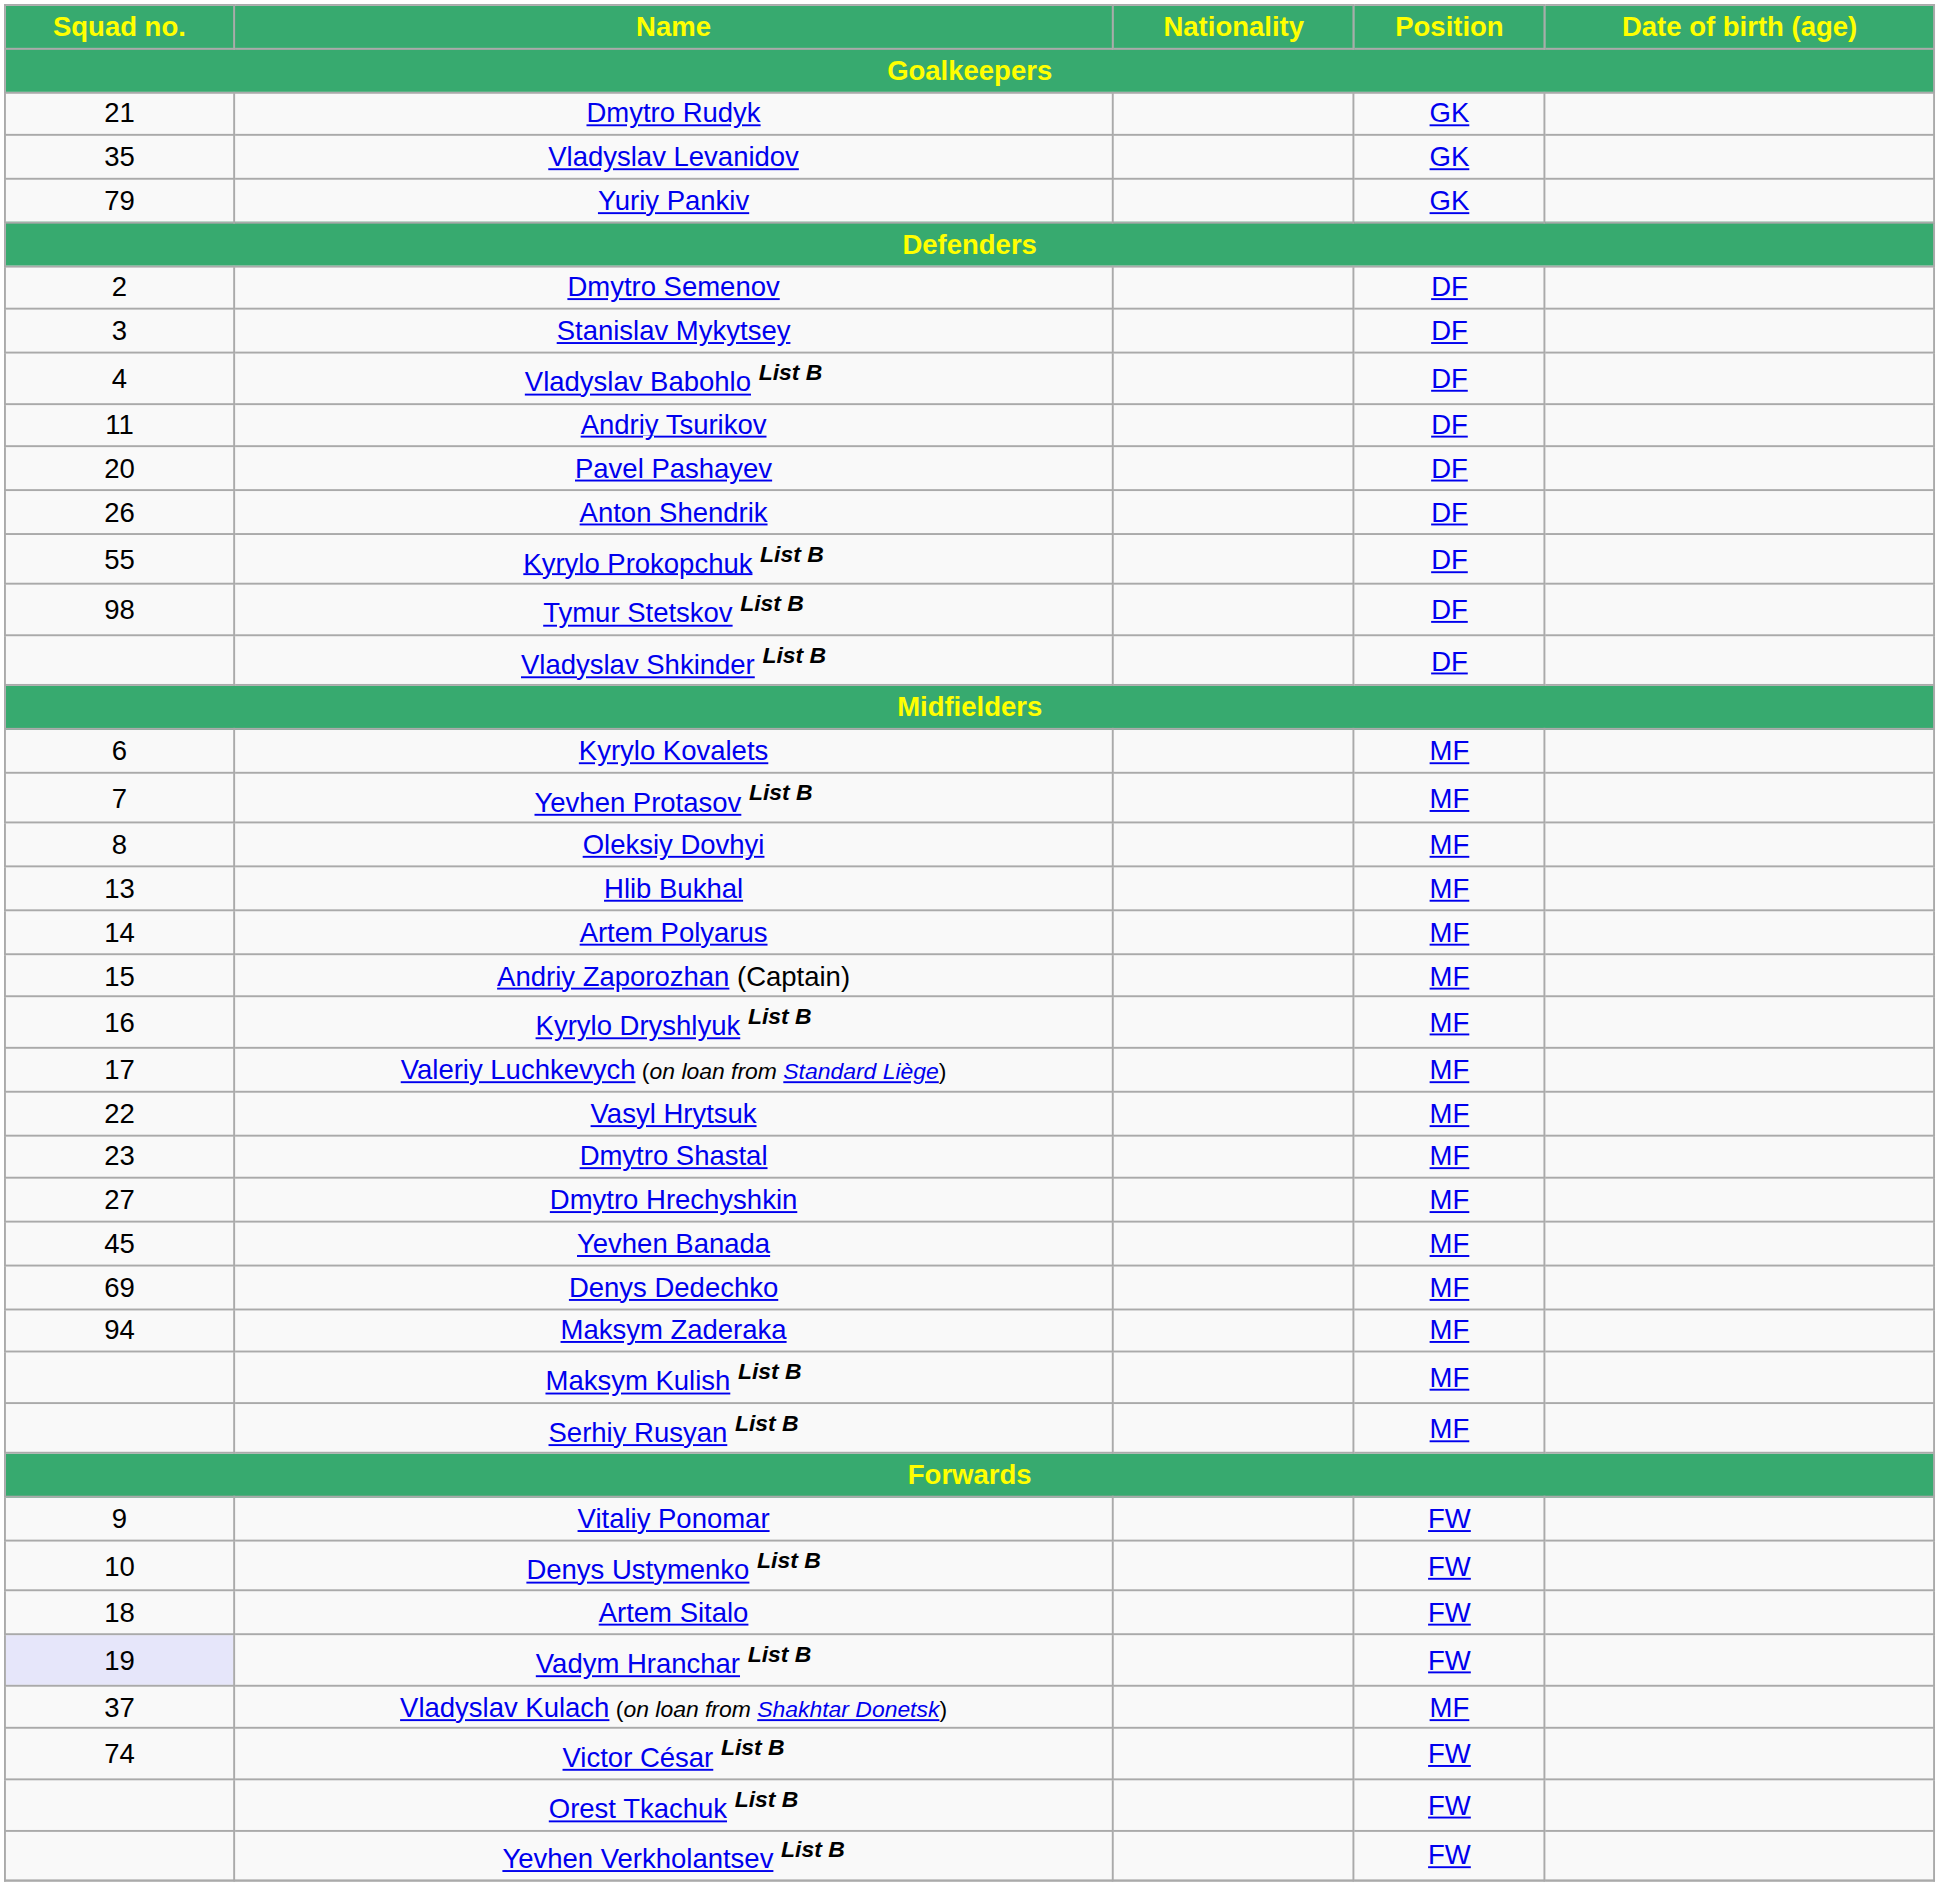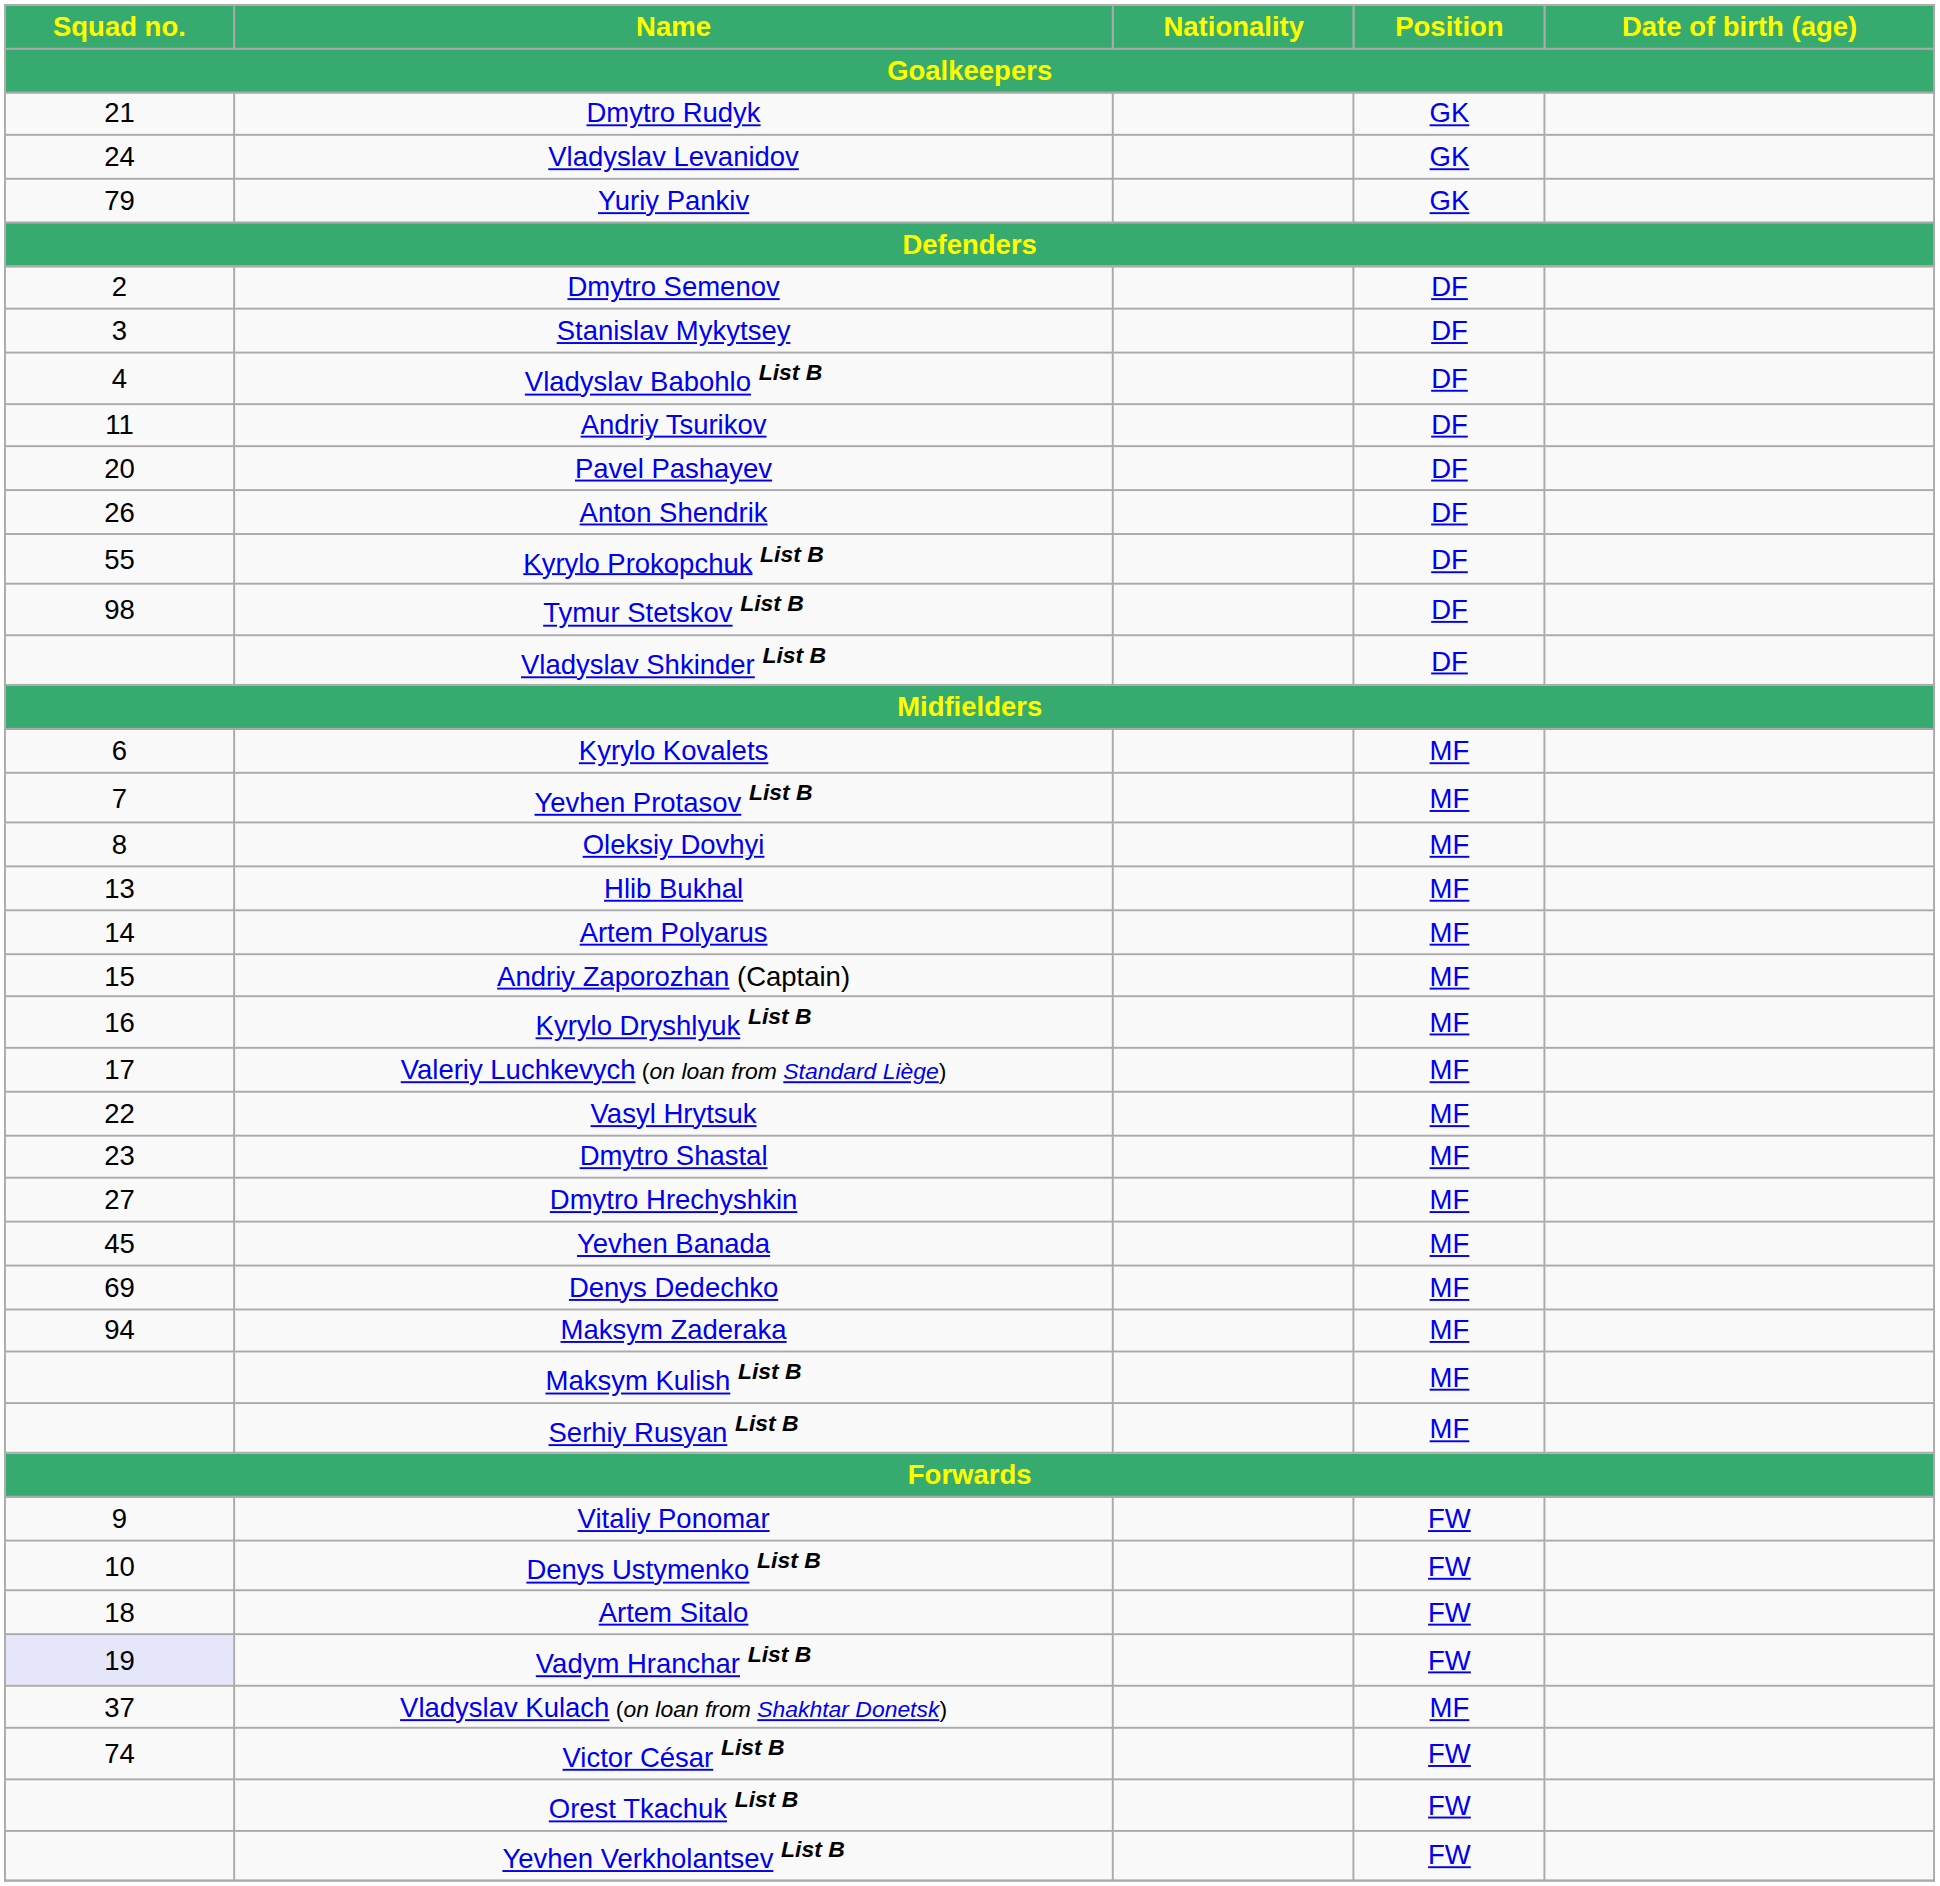(119, 157) 35 -> (119, 157) 24
